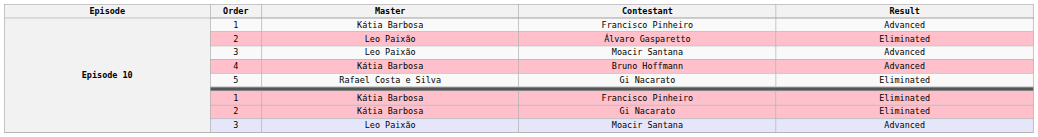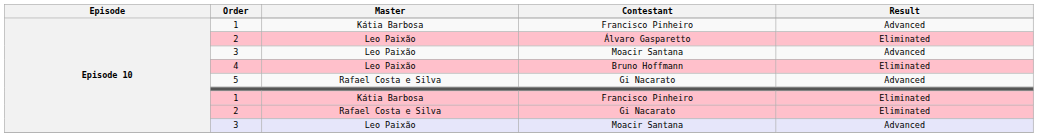(390, 66) Kátia Barbosa -> (390, 66) Leo Paixão
(905, 66) Advanced -> (905, 66) Eliminated
(905, 80) Eliminated -> (905, 80) Advanced
(390, 112) Kátia Barbosa -> (390, 112) Rafael Costa e Silva
